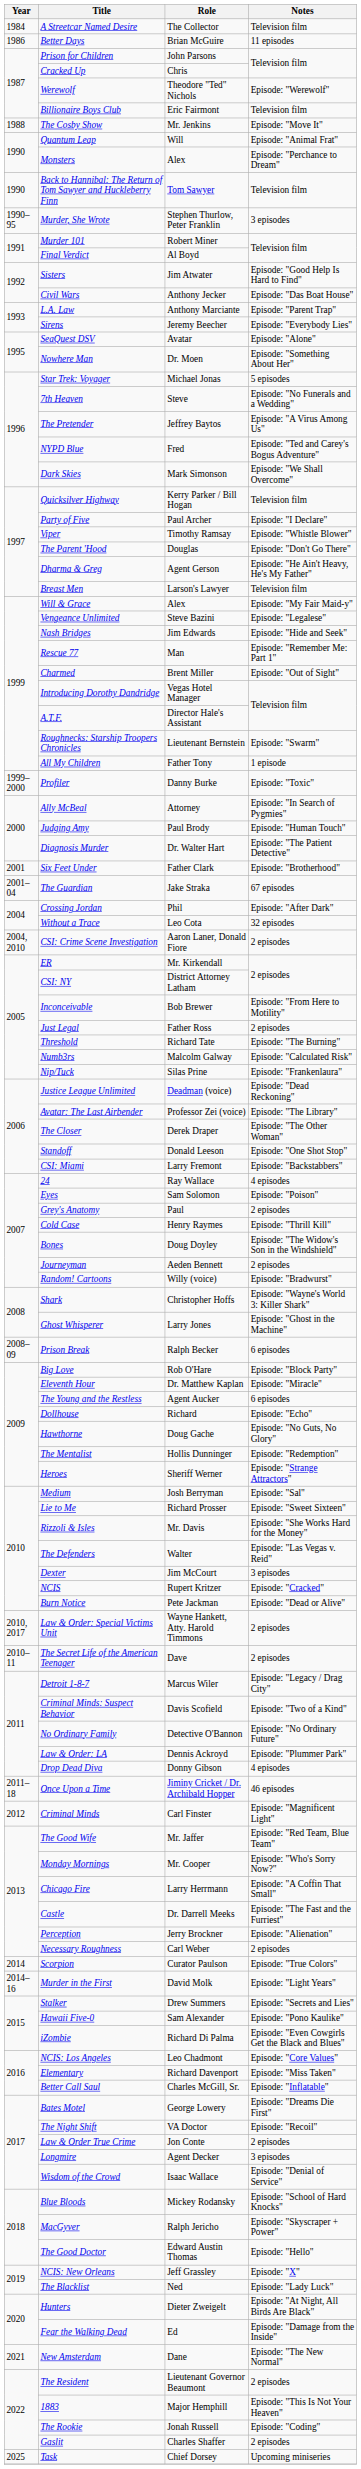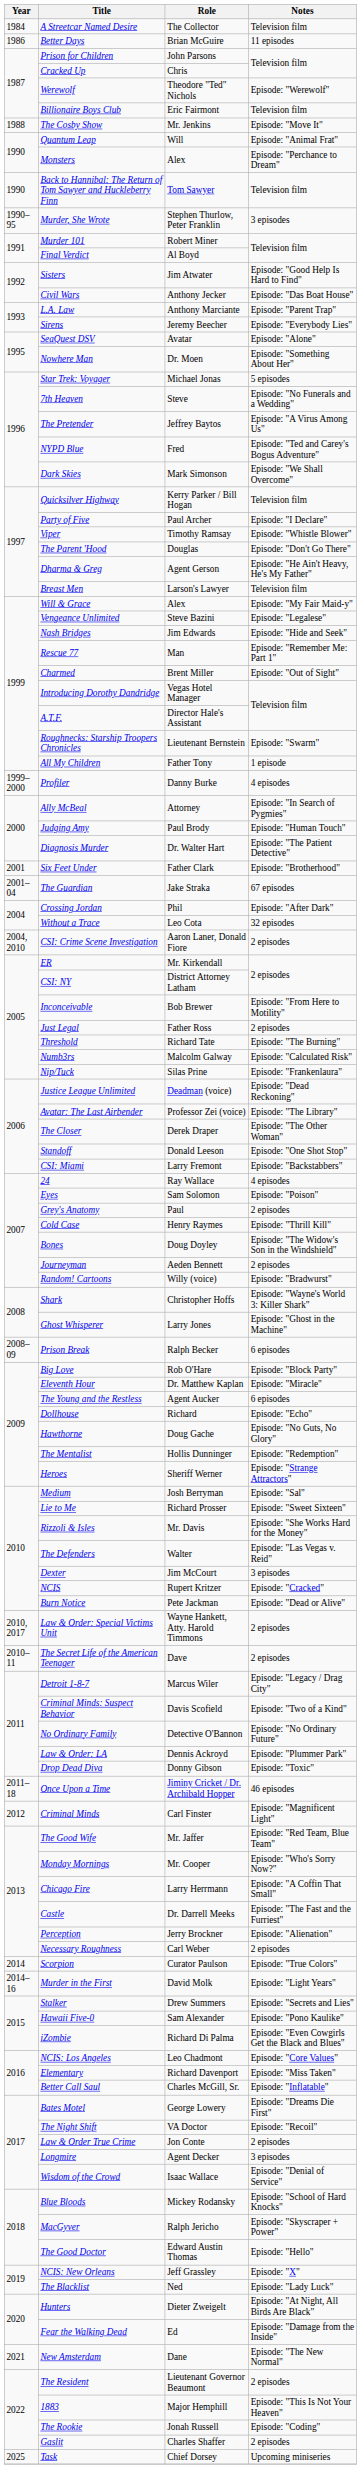(282, 783) Episode: "Toxic" -> (270, 783) 4 episodes
(270, 1768) 4 episodes -> (282, 1768) Episode: "Toxic"
